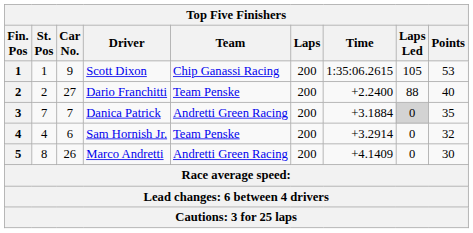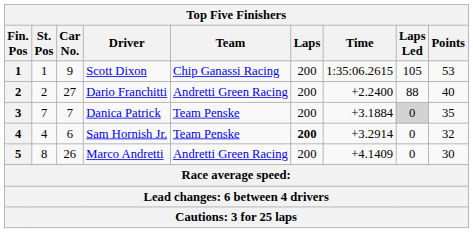(206, 92) Team Penske -> (230, 92) Andretti Green Racing
(230, 113) Andretti Green Racing -> (206, 113) Team Penske
(307, 134) normal -> (307, 134) bold
